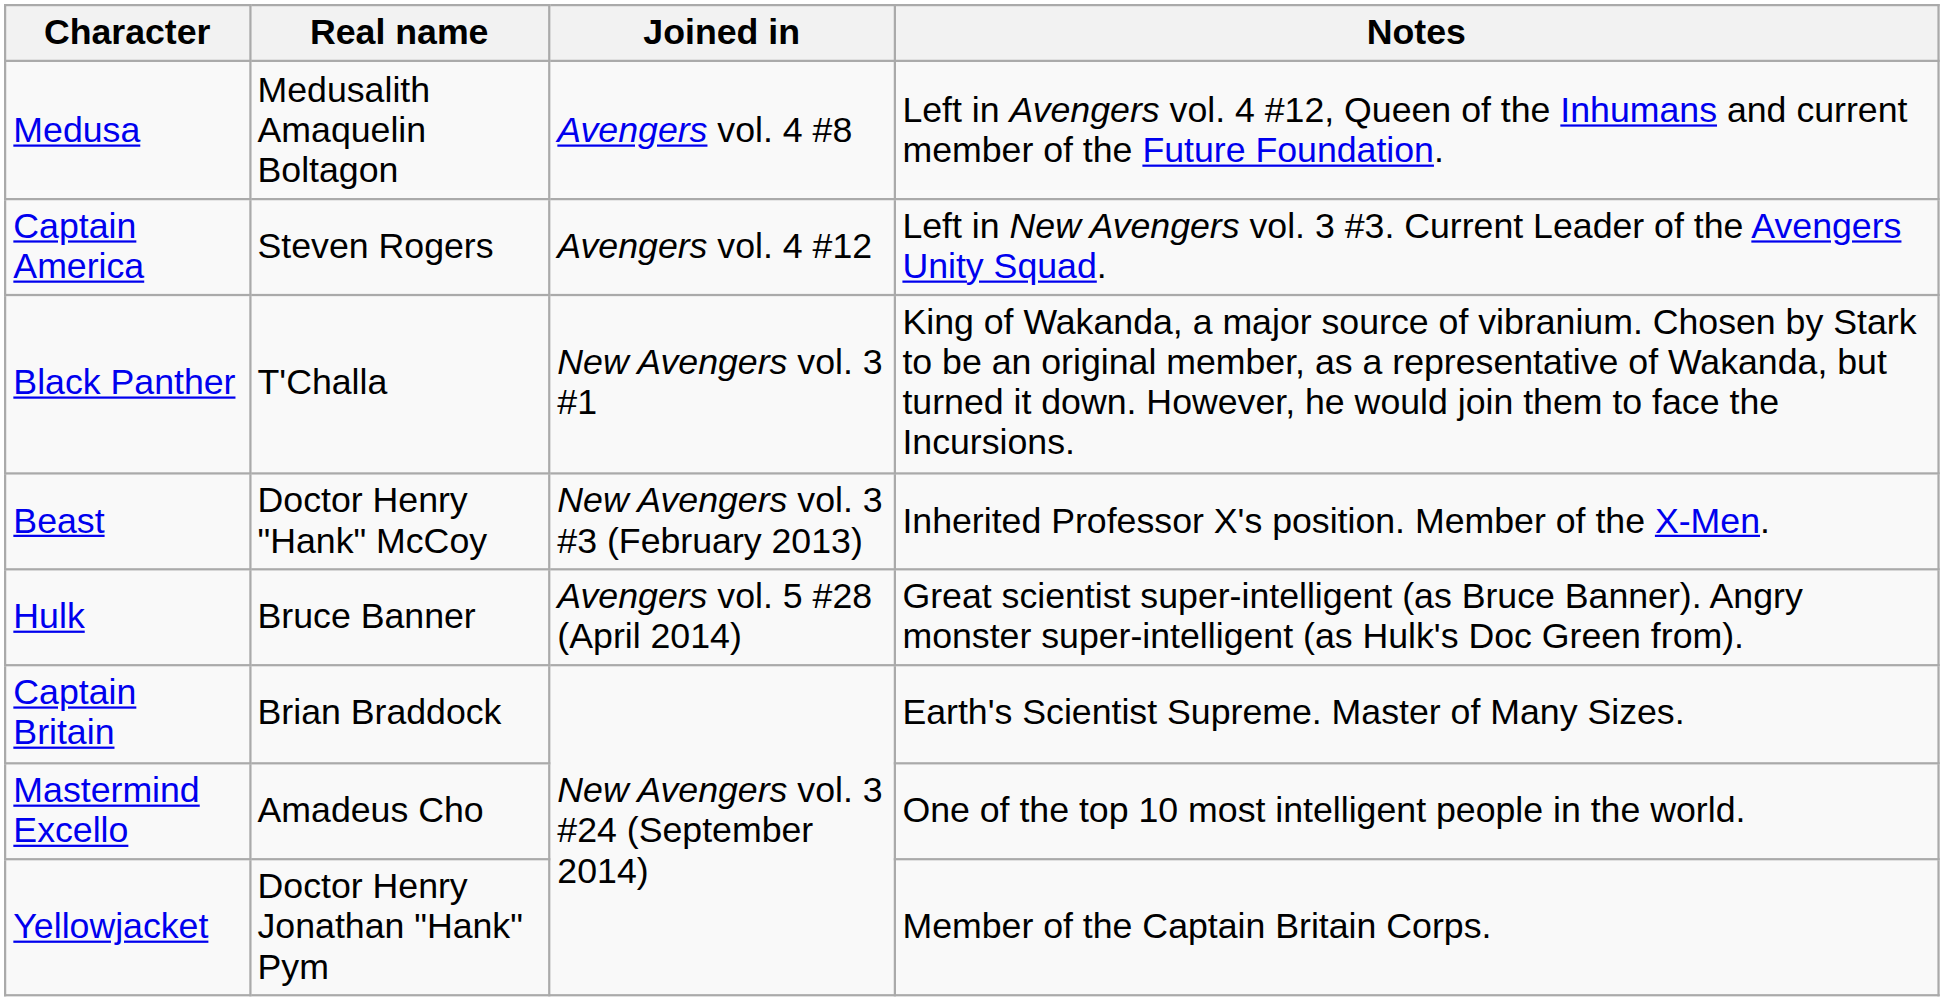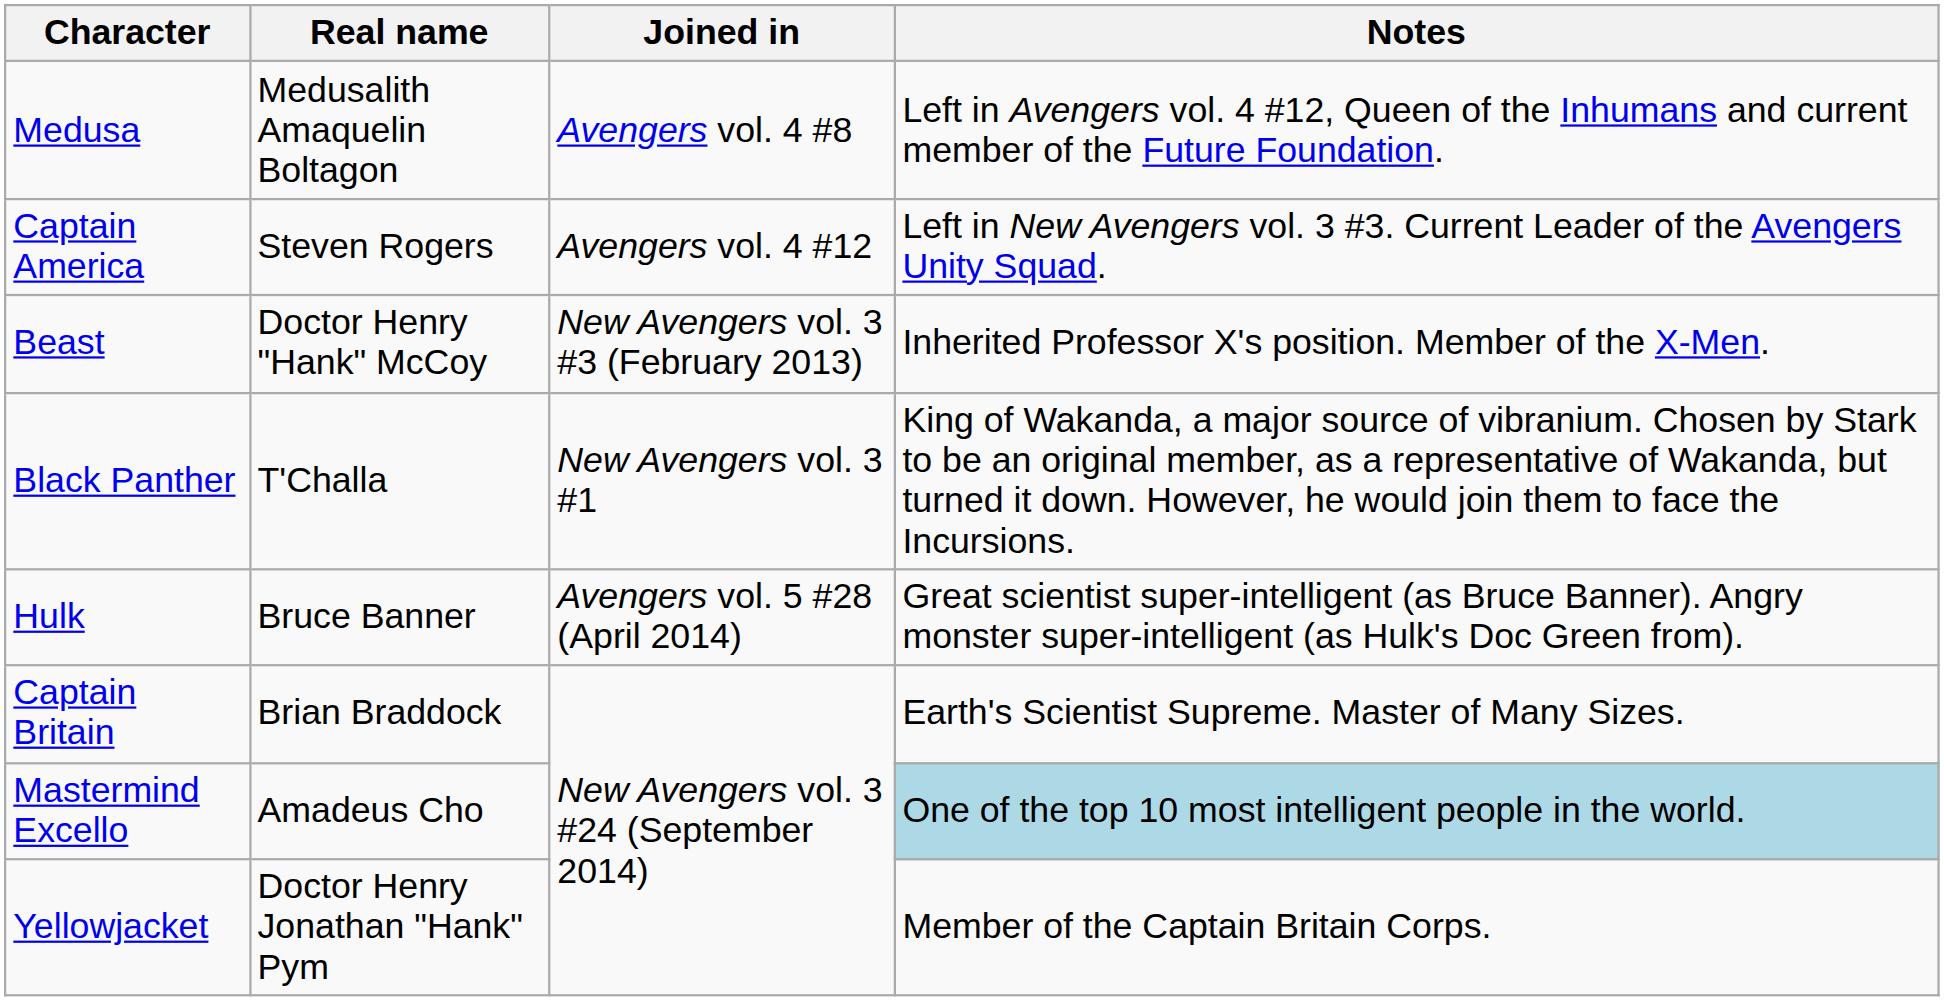rows swapped: (124, 383) <-> (59, 520)
(1324, 810) no background -> (1324, 810) lightblue background
